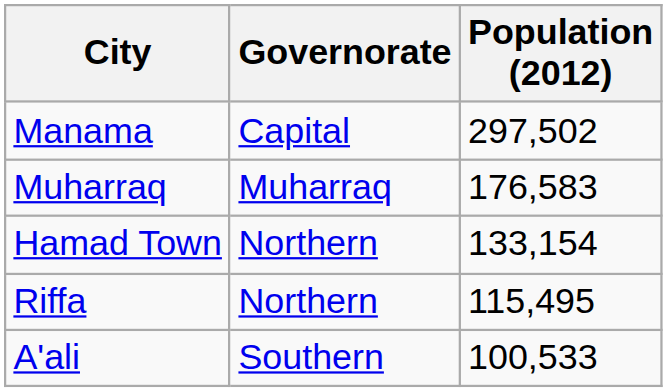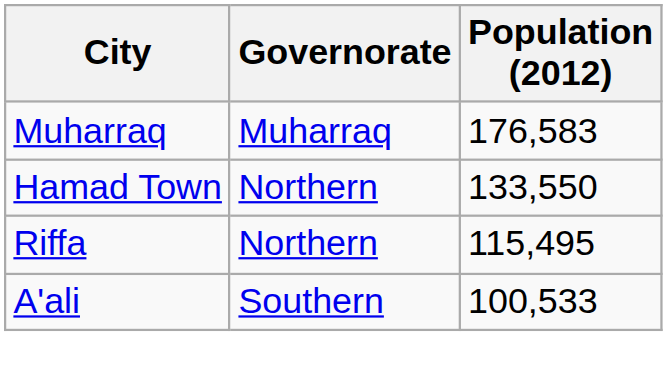- row: (83, 130)
(533, 243) 133,154 -> (533, 186) 133,550
